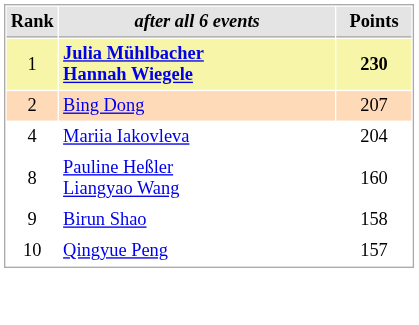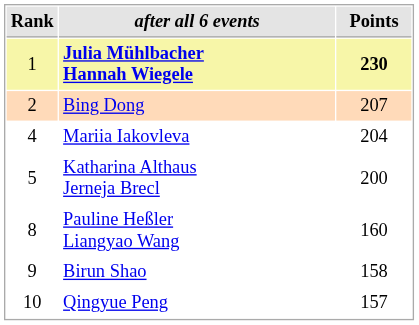+ row: (130, 178)
